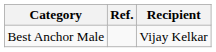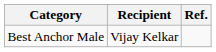columns swapped: (174, 15) <-> (122, 15)
